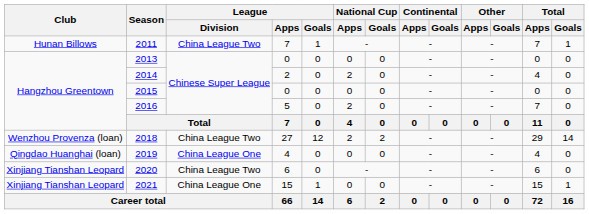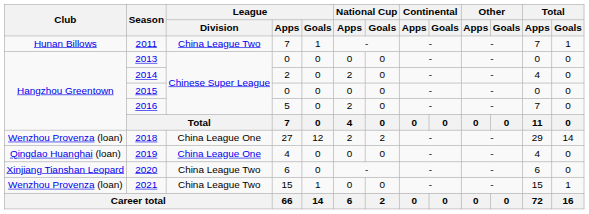(219, 138) China League Two -> (219, 138) China League One
(65, 185) Xinjiang Tianshan Leopard -> (65, 185) Wenzhou Provenza (loan)
(219, 185) China League One -> (219, 185) China League Two
